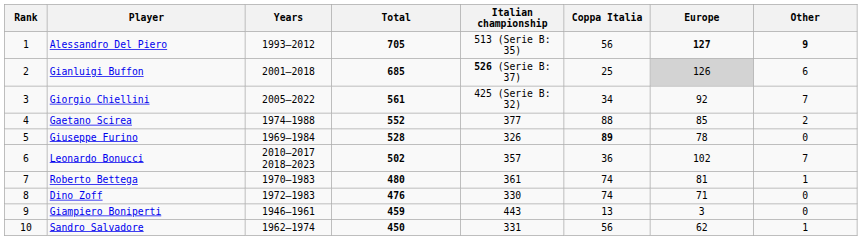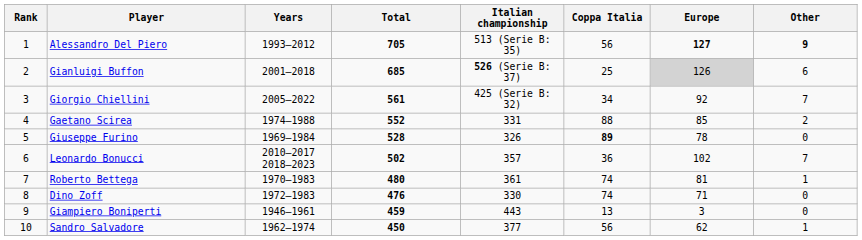(512, 121) 377 -> (512, 121) 331
(512, 227) 331 -> (512, 227) 377
